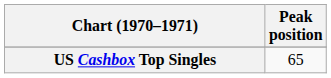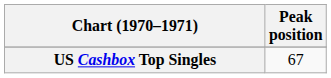(296, 60) 65 -> (296, 60) 67
